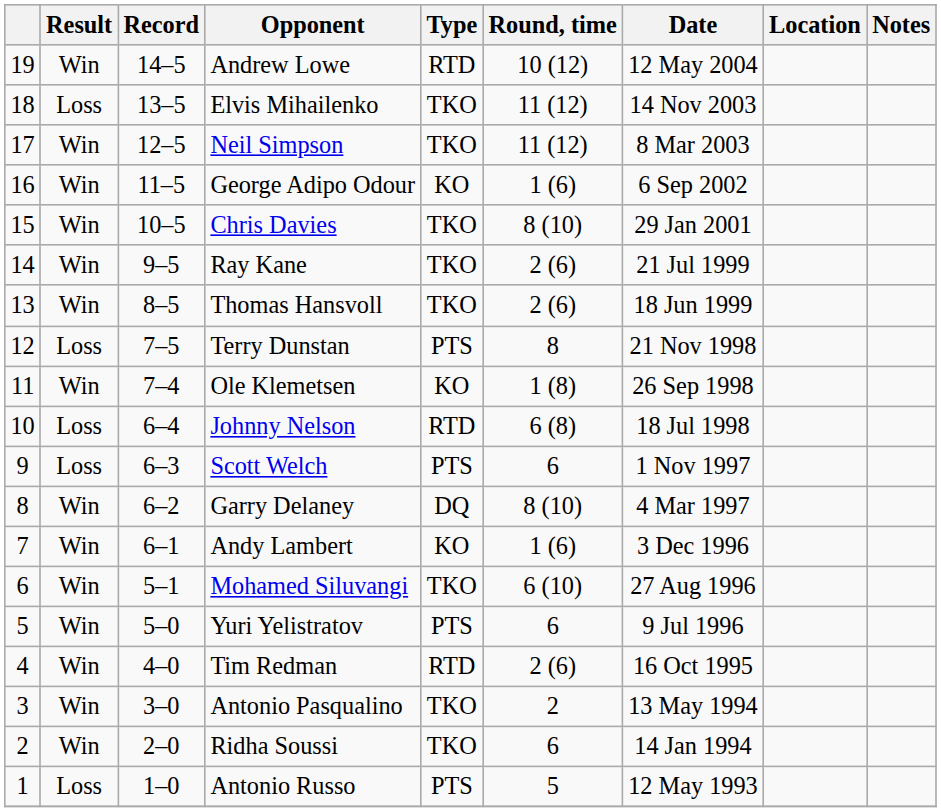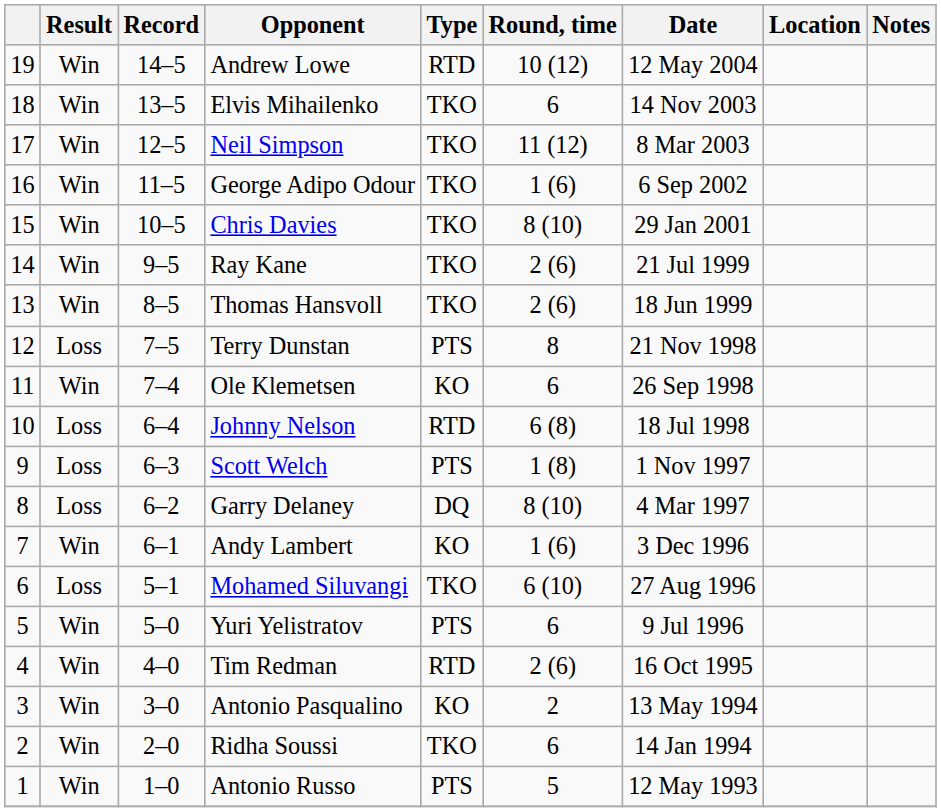(79, 104) Loss -> (79, 104) Win
(553, 104) 11 (12) -> (553, 104) 6
(452, 185) KO -> (452, 185) TKO
(553, 385) 1 (8) -> (553, 385) 6
(553, 465) 6 -> (553, 465) 1 (8)
(79, 505) Win -> (79, 505) Loss
(79, 586) Win -> (79, 586) Loss
(452, 706) TKO -> (452, 706) KO
(79, 786) Loss -> (79, 786) Win
